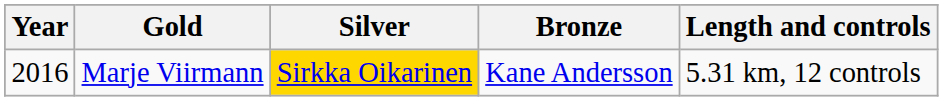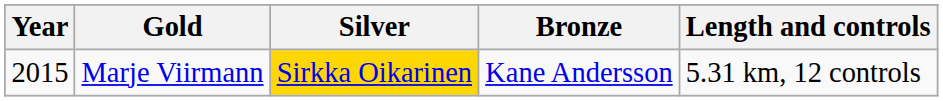(40, 72) 2016 -> (40, 72) 2015
